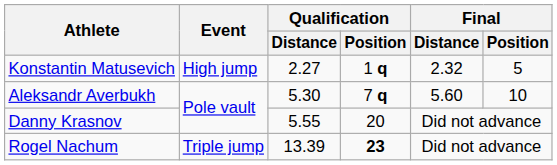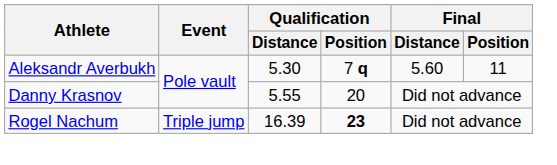- row: (92, 69)
(518, 95) 10 -> (498, 69) 11
(304, 147) 13.39 -> (285, 121) 16.39
